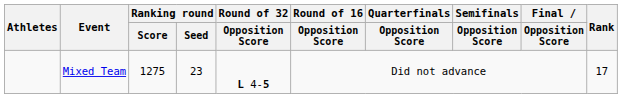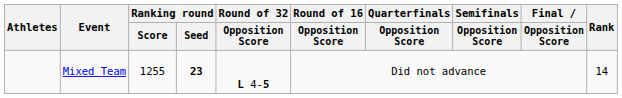(153, 72) 1275 -> (153, 72) 1255
(196, 72) normal -> (196, 72) bold
(602, 72) 17 -> (602, 72) 14
